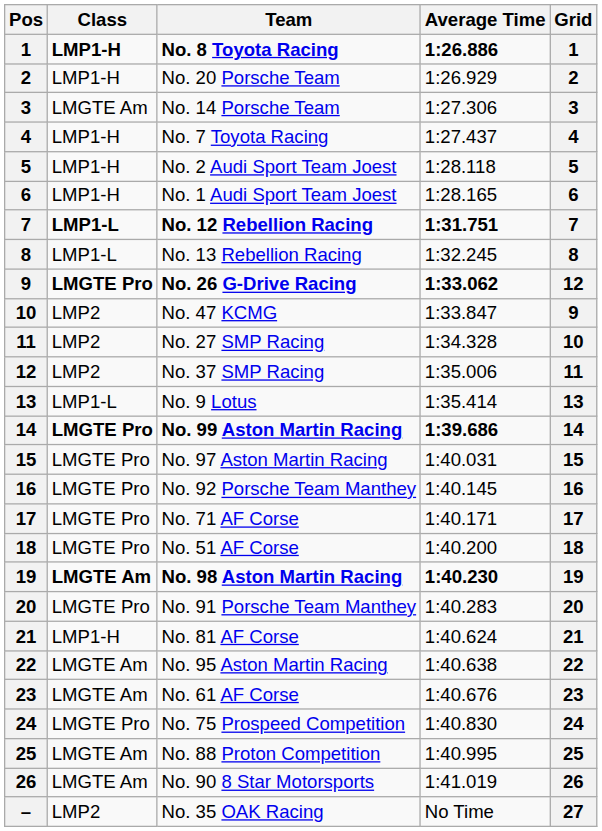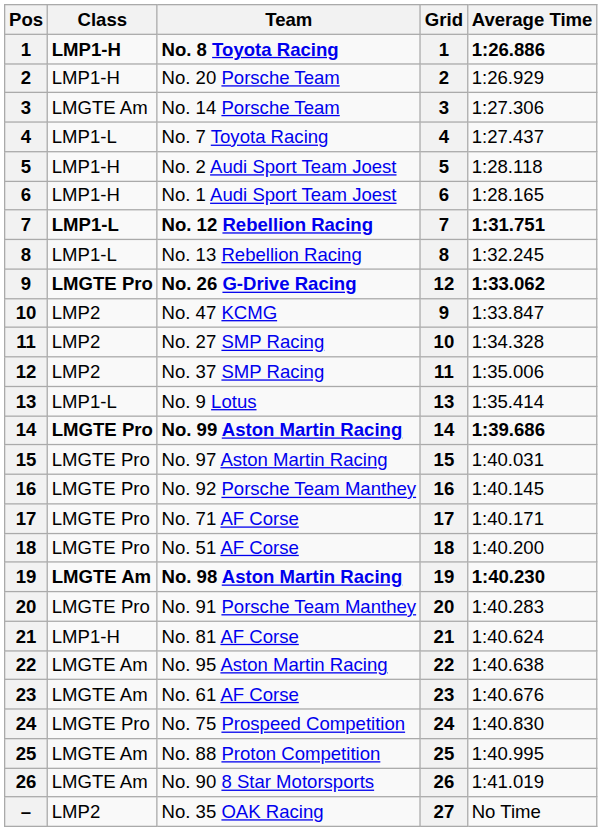columns swapped: (485, 20) <-> (573, 20)
(86, 137) LMP1-H -> (84, 137) LMP1-L
